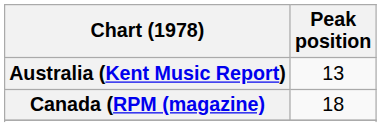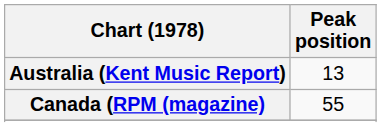(333, 104) 18 -> (333, 104) 55
